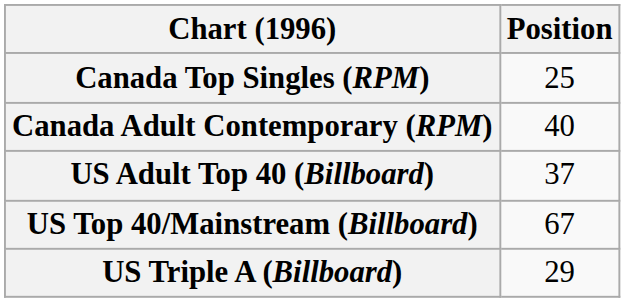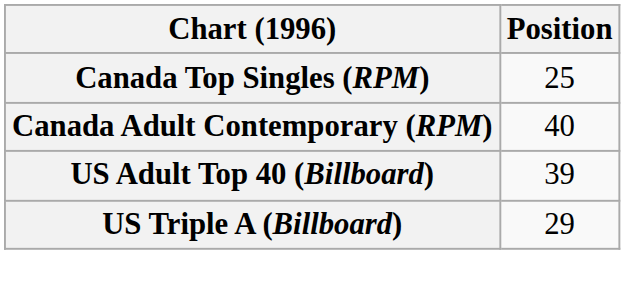(560, 175) 37 -> (560, 175) 39
- row: (252, 223)
